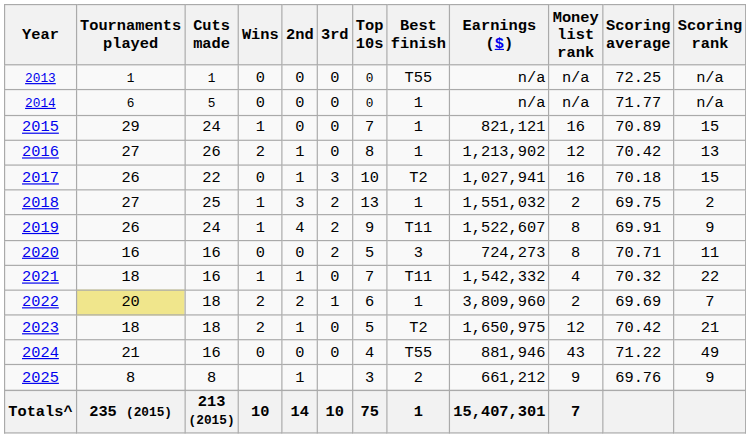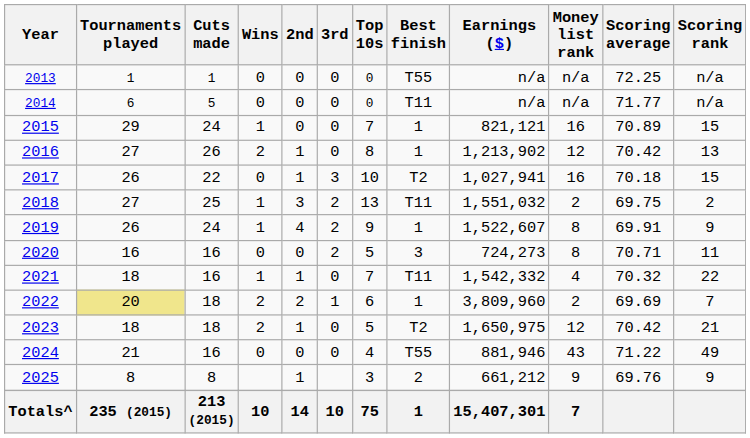(418, 102) 1 -> (418, 102) T11
(418, 202) 1 -> (418, 202) T11
(418, 227) T11 -> (418, 227) 1
